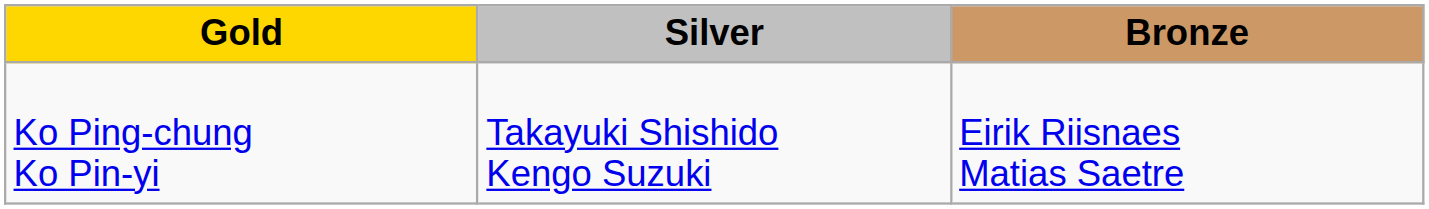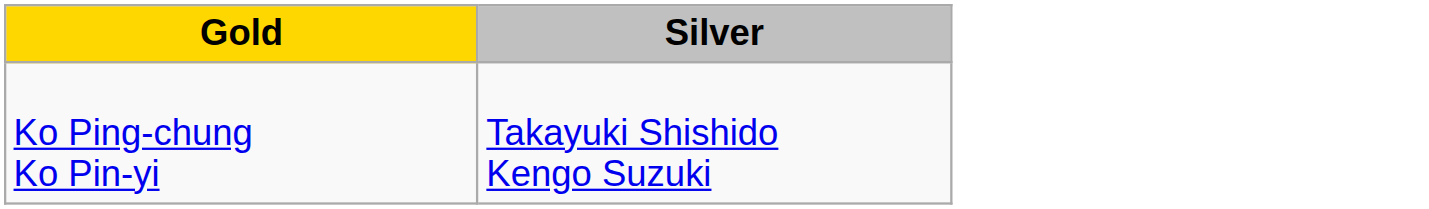- column: (1187, 33)
